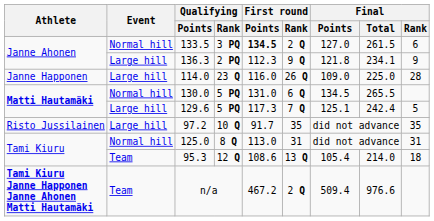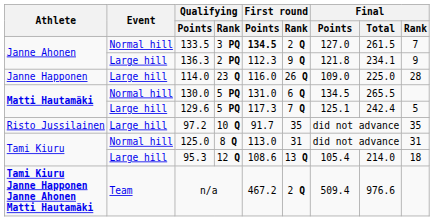(415, 44) 6 -> (415, 44) 7
(121, 157) Team -> (138, 157) Large hill
